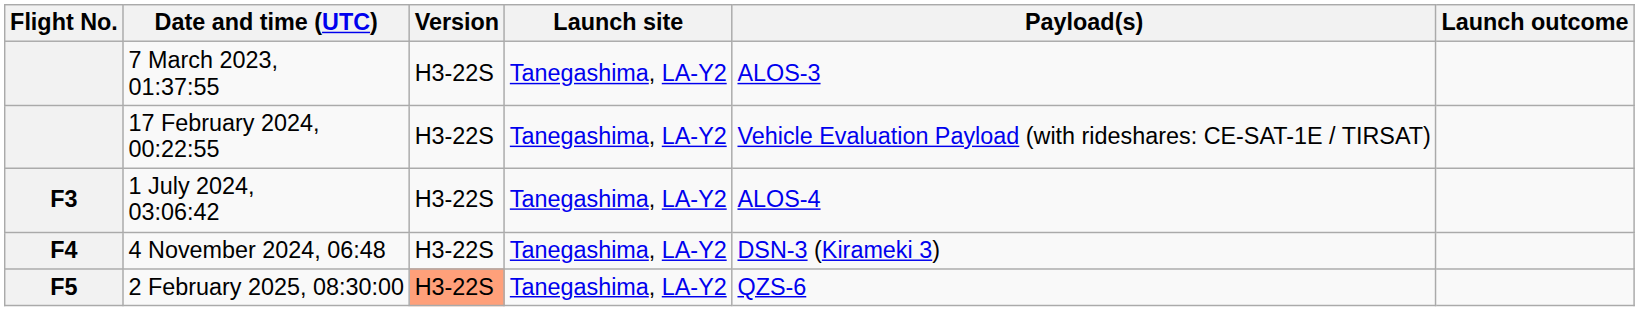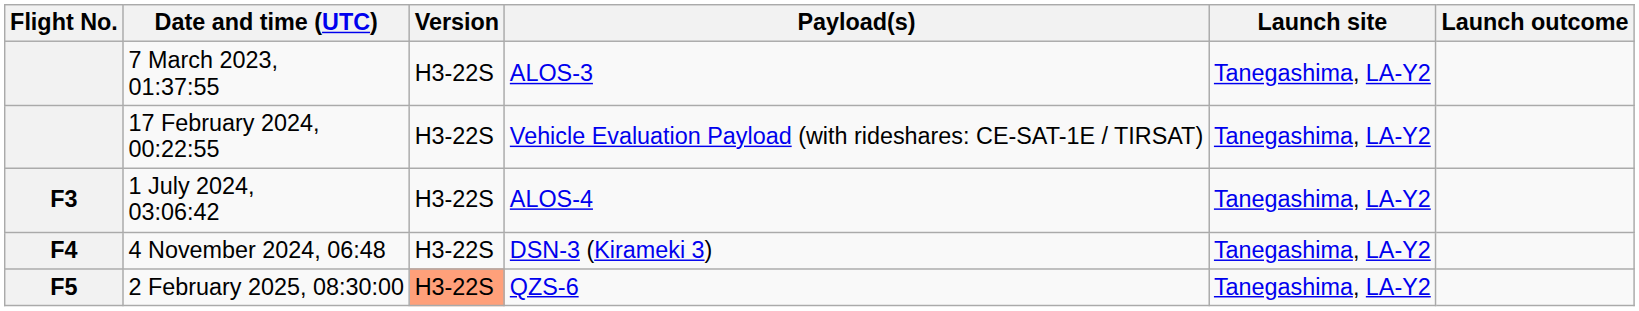columns swapped: (618, 23) <-> (1084, 23)
